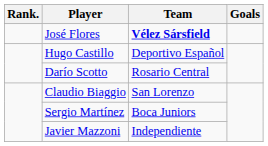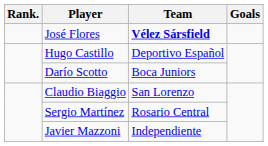(170, 72) Rosario Central -> (164, 72) Boca Juniors
(164, 111) Boca Juniors -> (170, 111) Rosario Central
